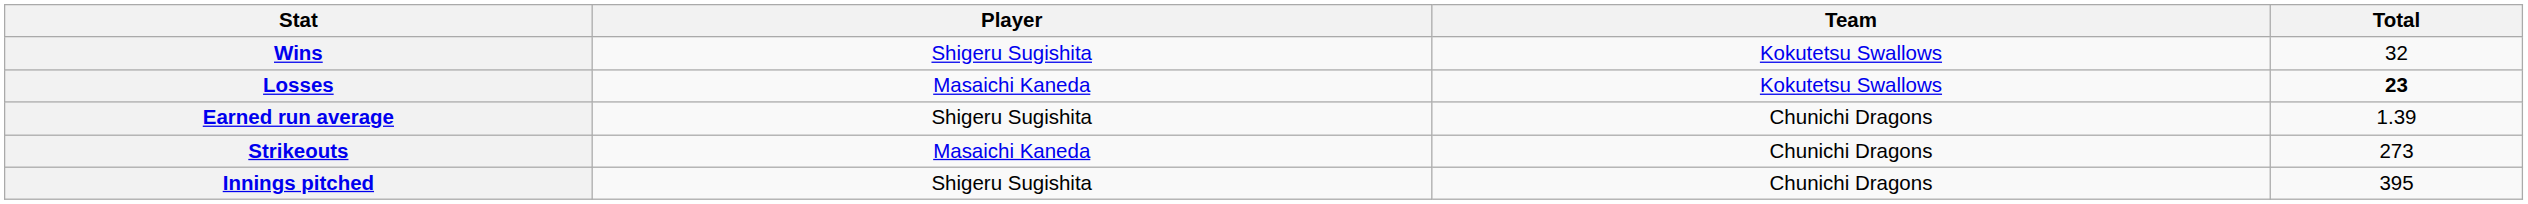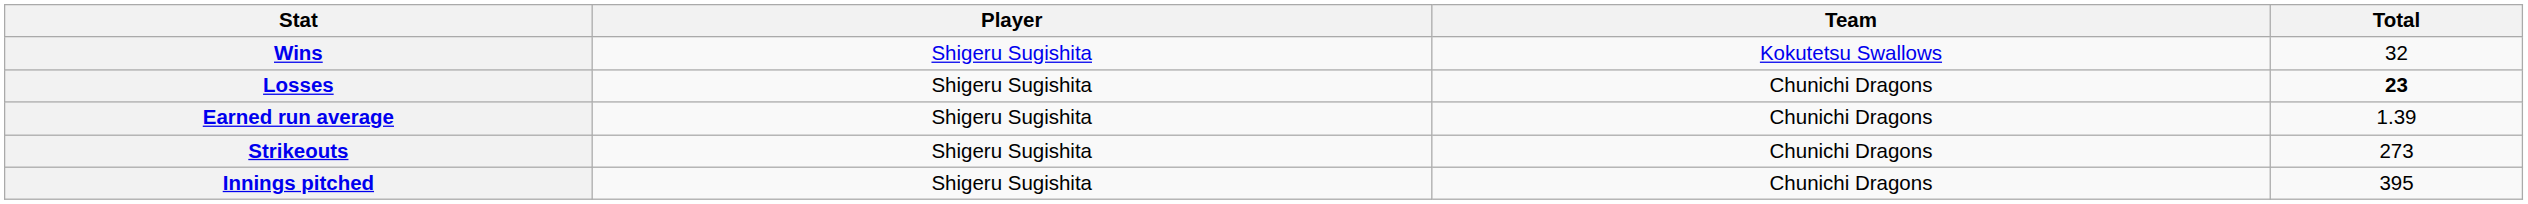(1012, 85) Masaichi Kaneda -> (1012, 85) Shigeru Sugishita
(1851, 85) Kokutetsu Swallows -> (1851, 85) Chunichi Dragons
(1012, 150) Masaichi Kaneda -> (1012, 150) Shigeru Sugishita
